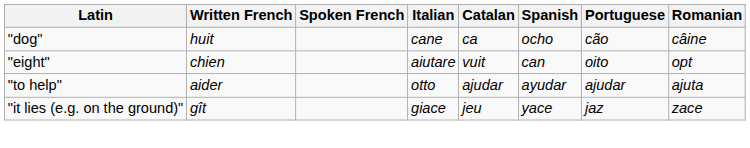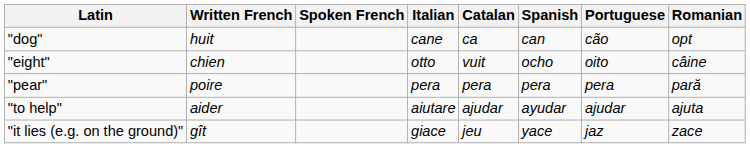(537, 39) ocho -> (533, 39) can
(689, 39) câine -> (682, 39) opt
(433, 62) aiutare -> (423, 62) otto
(533, 62) can -> (537, 62) ocho
(682, 62) opt -> (689, 62) câine
+ row: (28, 85)
(423, 85) otto -> (433, 108) aiutare
